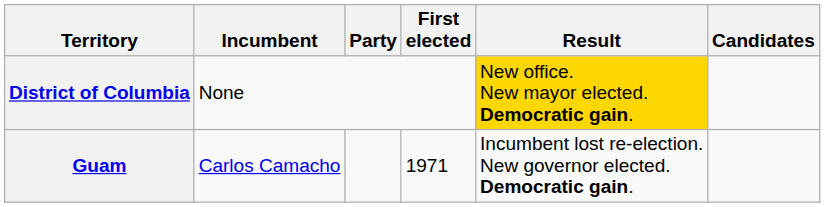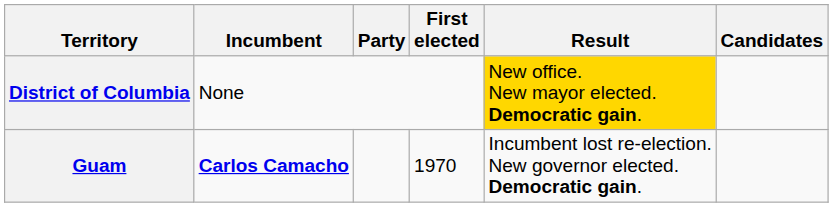(270, 165) normal -> (274, 165) bold
(427, 165) 1971 -> (435, 165) 1970
